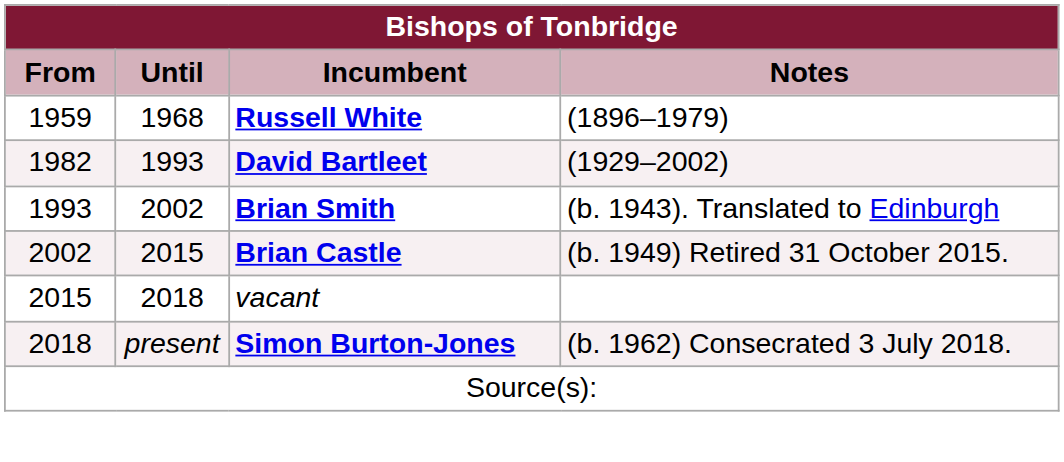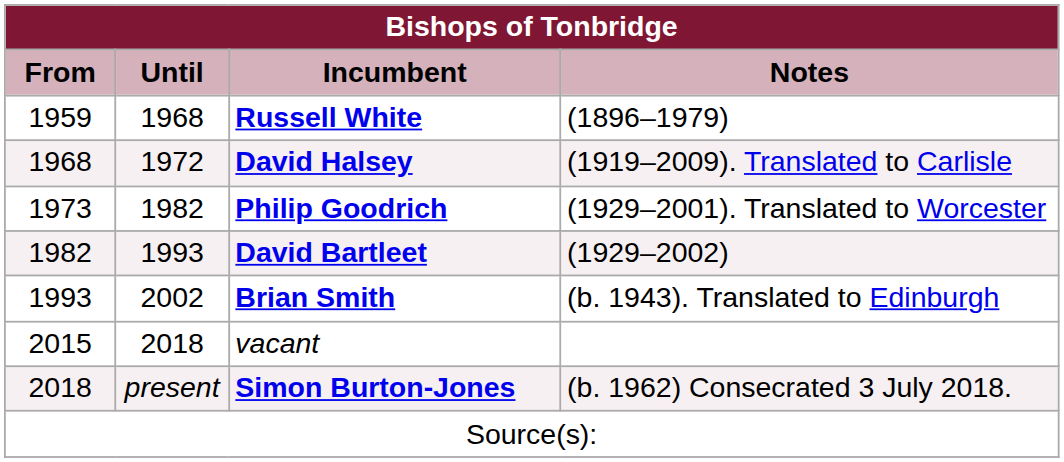+ row: (324, 162)
+ row: (341, 207)
- row: (318, 252)
